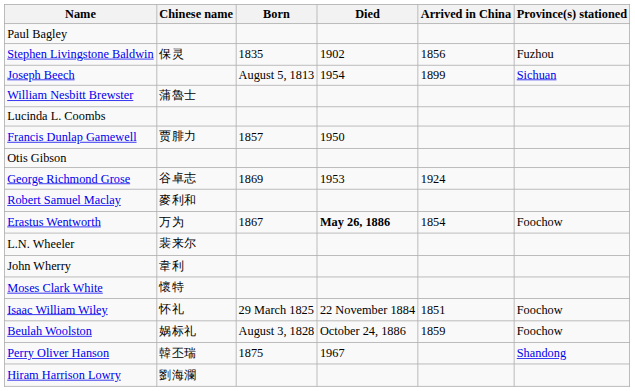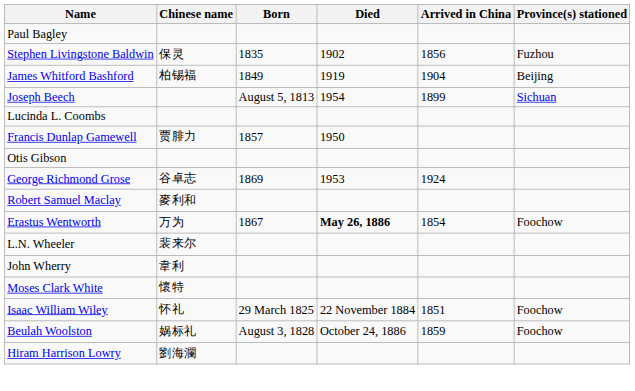+ row: (70, 76)
- row: (70, 95)
- row: (58, 353)
